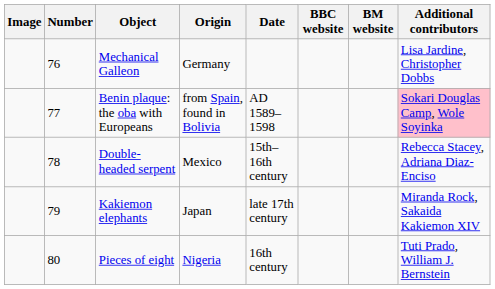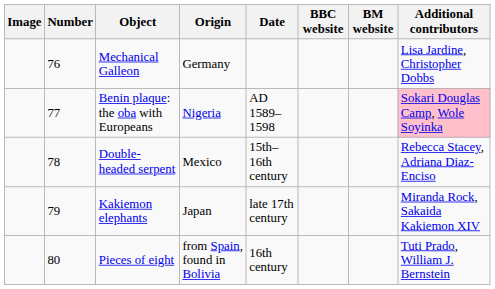(213, 112) from Spain, found in Bolivia -> (202, 112) Nigeria
(202, 260) Nigeria -> (213, 260) from Spain, found in Bolivia
